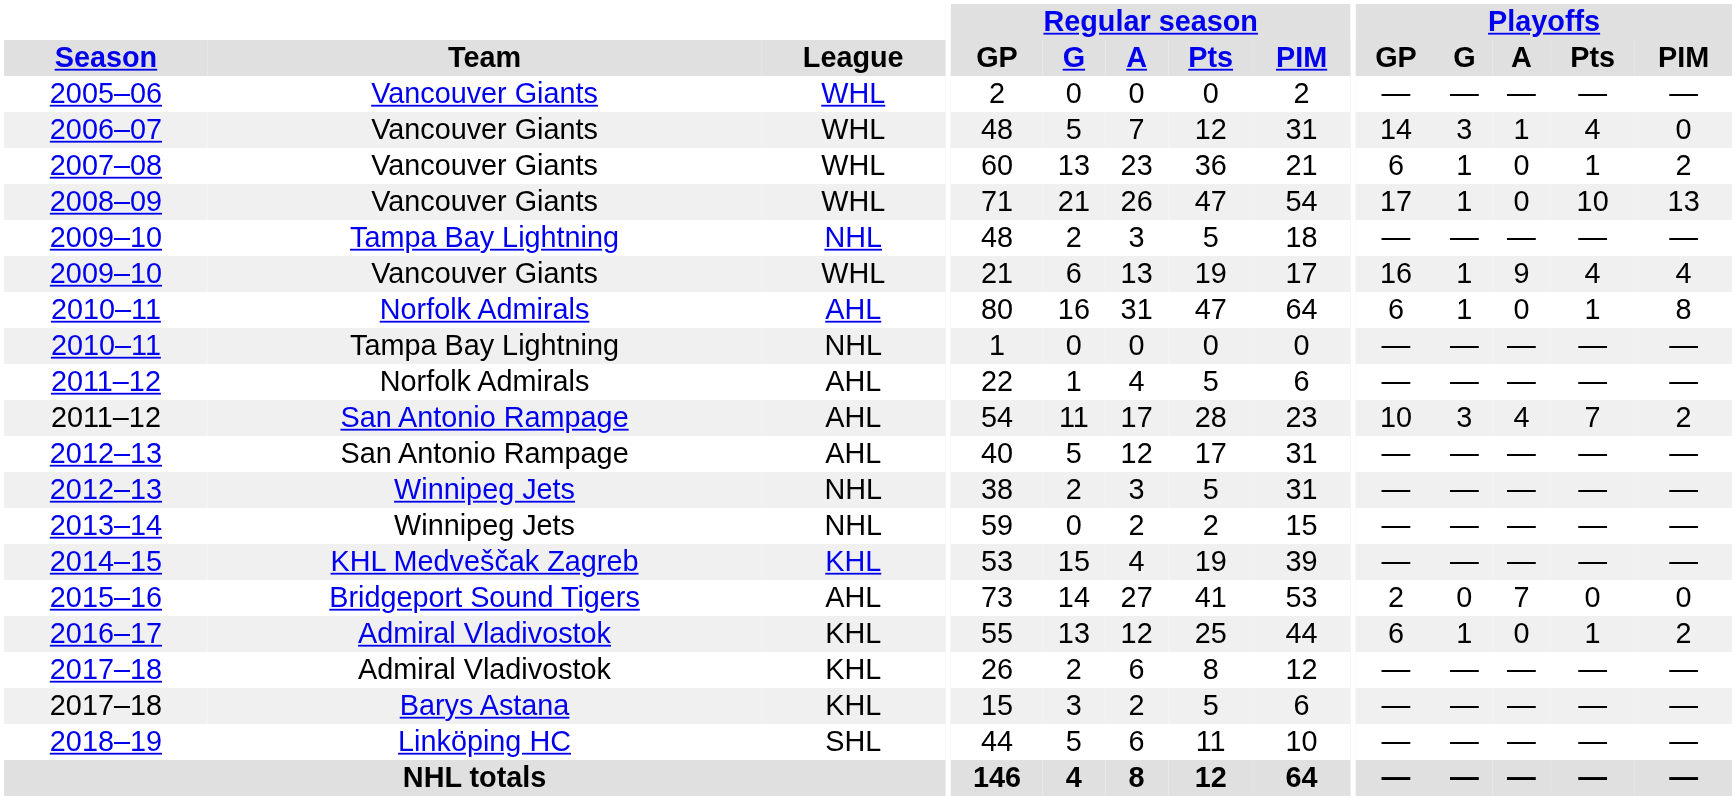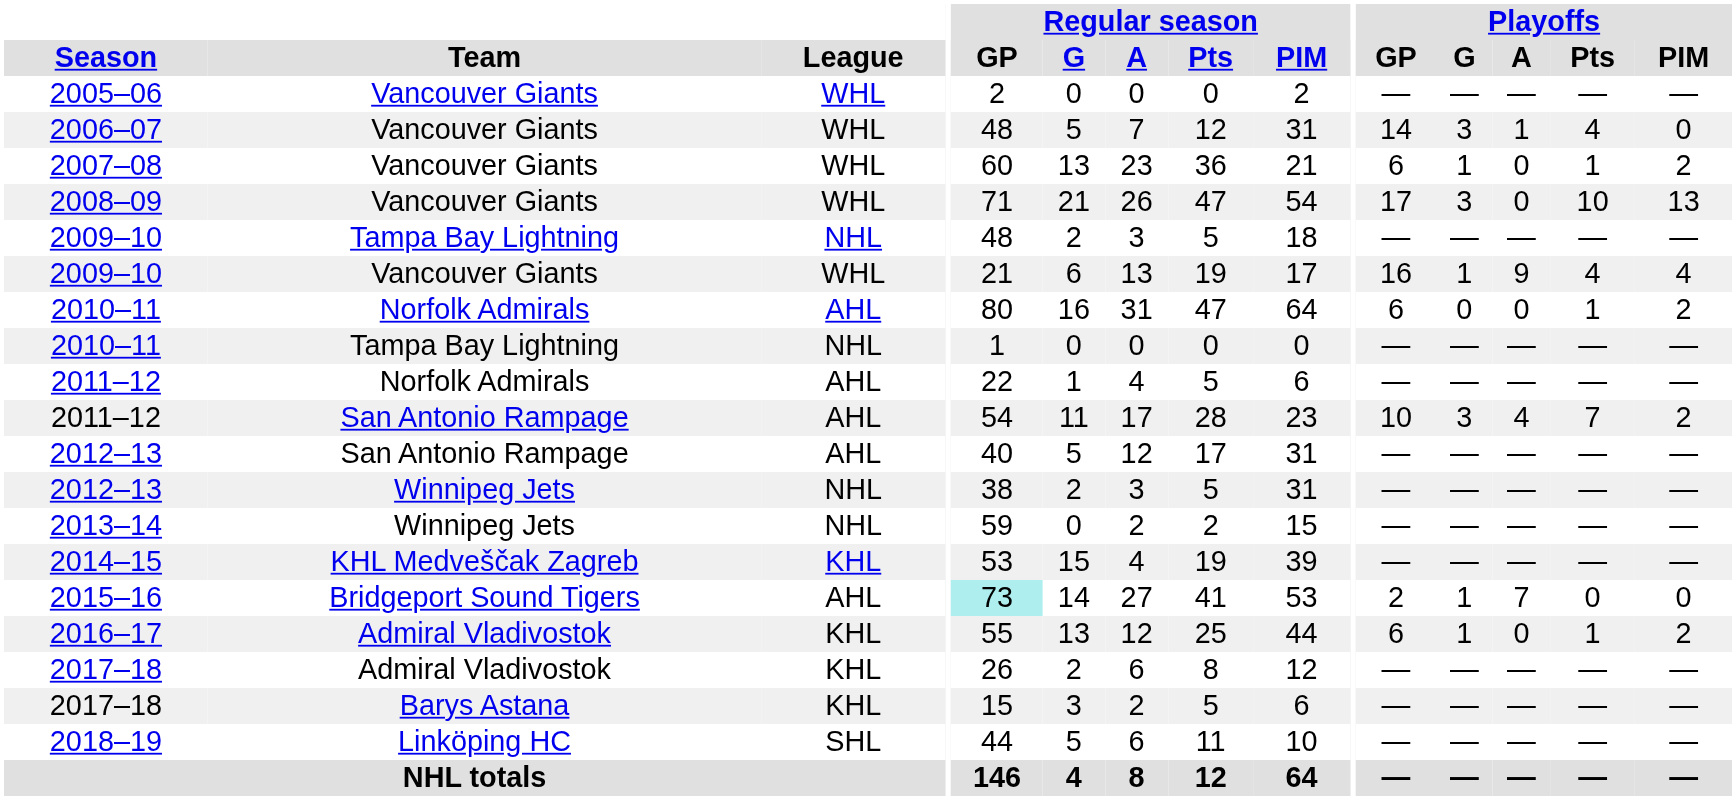(1464, 201) 1 -> (1464, 201) 3
(1464, 309) 1 -> (1464, 309) 0
(1684, 309) 8 -> (1684, 309) 2
(997, 597) no background -> (997, 597) paleturquoise background
(1464, 597) 0 -> (1464, 597) 1
